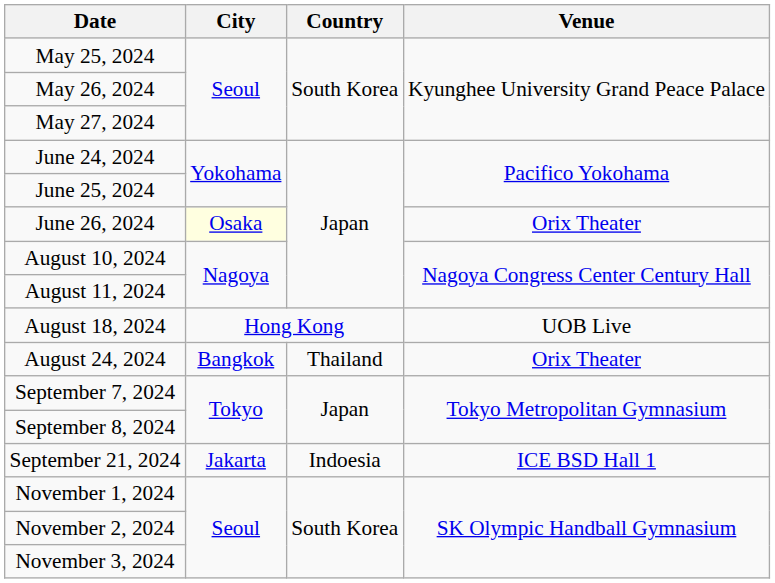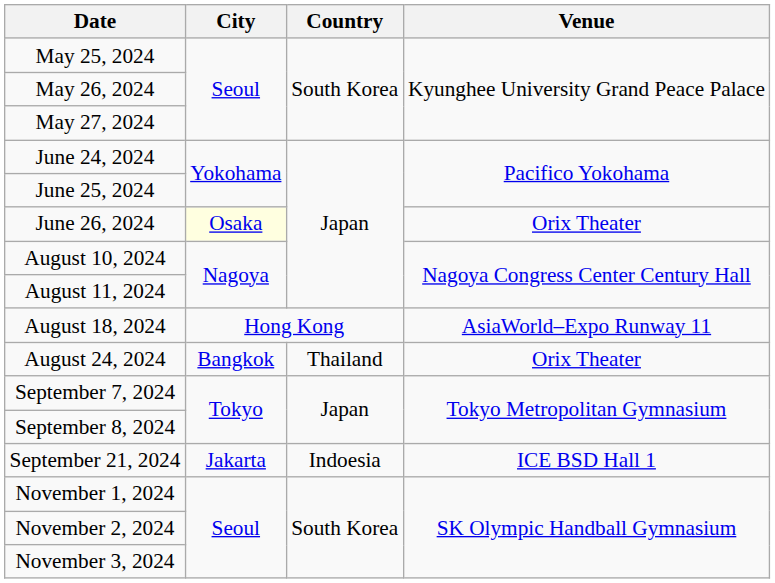(586, 325) UOB Live -> (586, 325) AsiaWorld–Expo Runway 11
